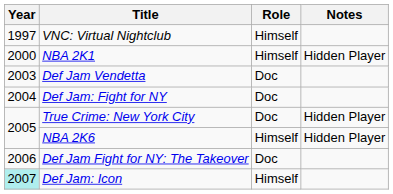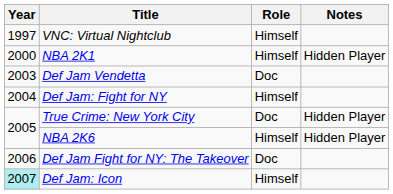(266, 96) Doc -> (276, 96) Himself
